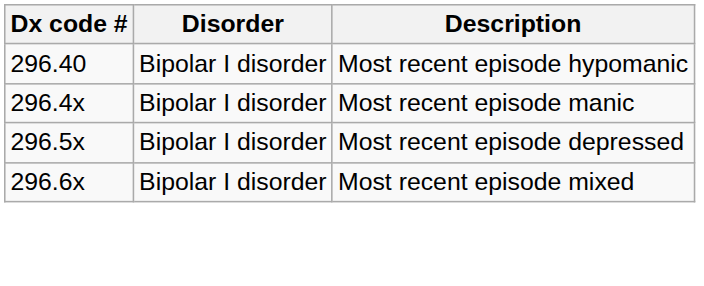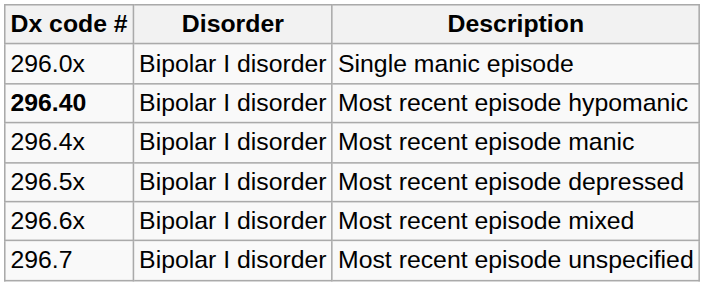+ row: (456, 63)
(48, 63) normal -> (48, 102) bold
+ row: (516, 260)
